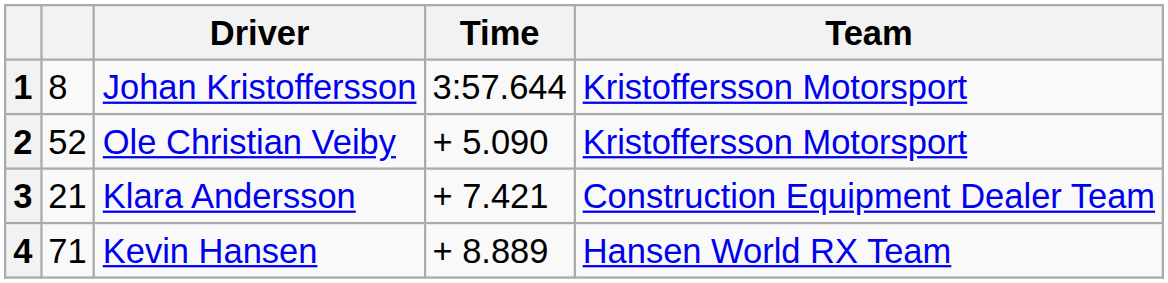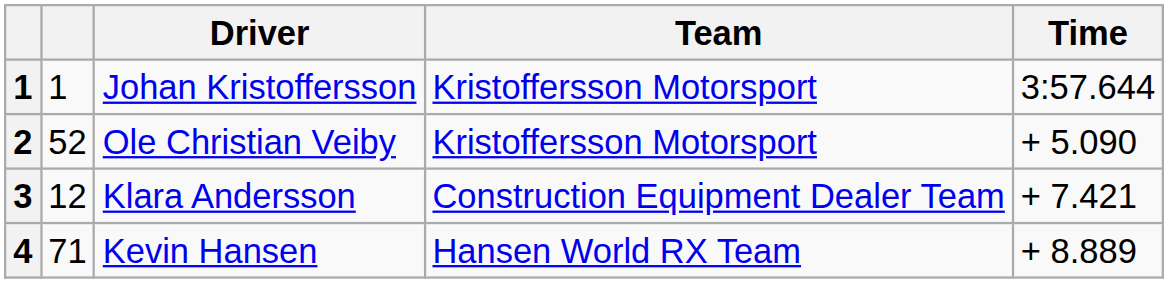columns swapped: (869, 33) <-> (500, 33)
(58, 87) 8 -> (58, 87) 1
(68, 196) 21 -> (68, 196) 12
